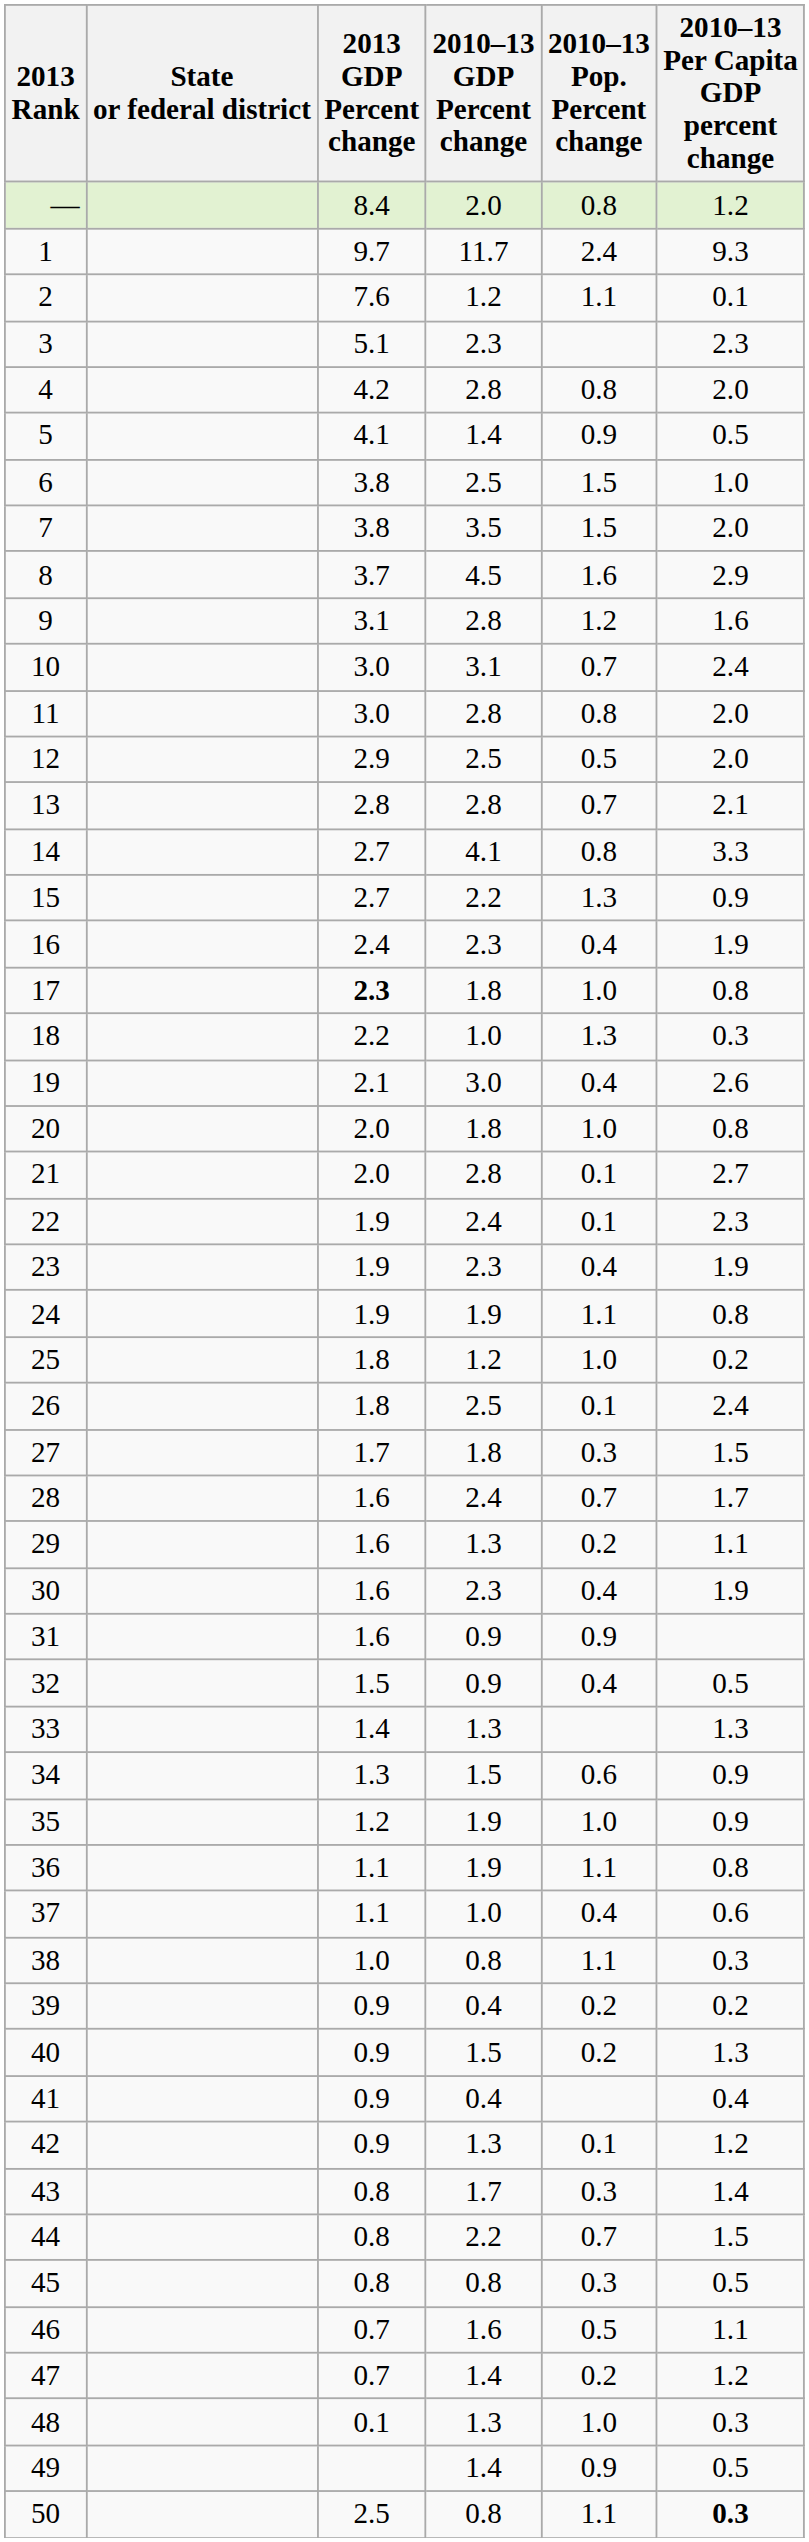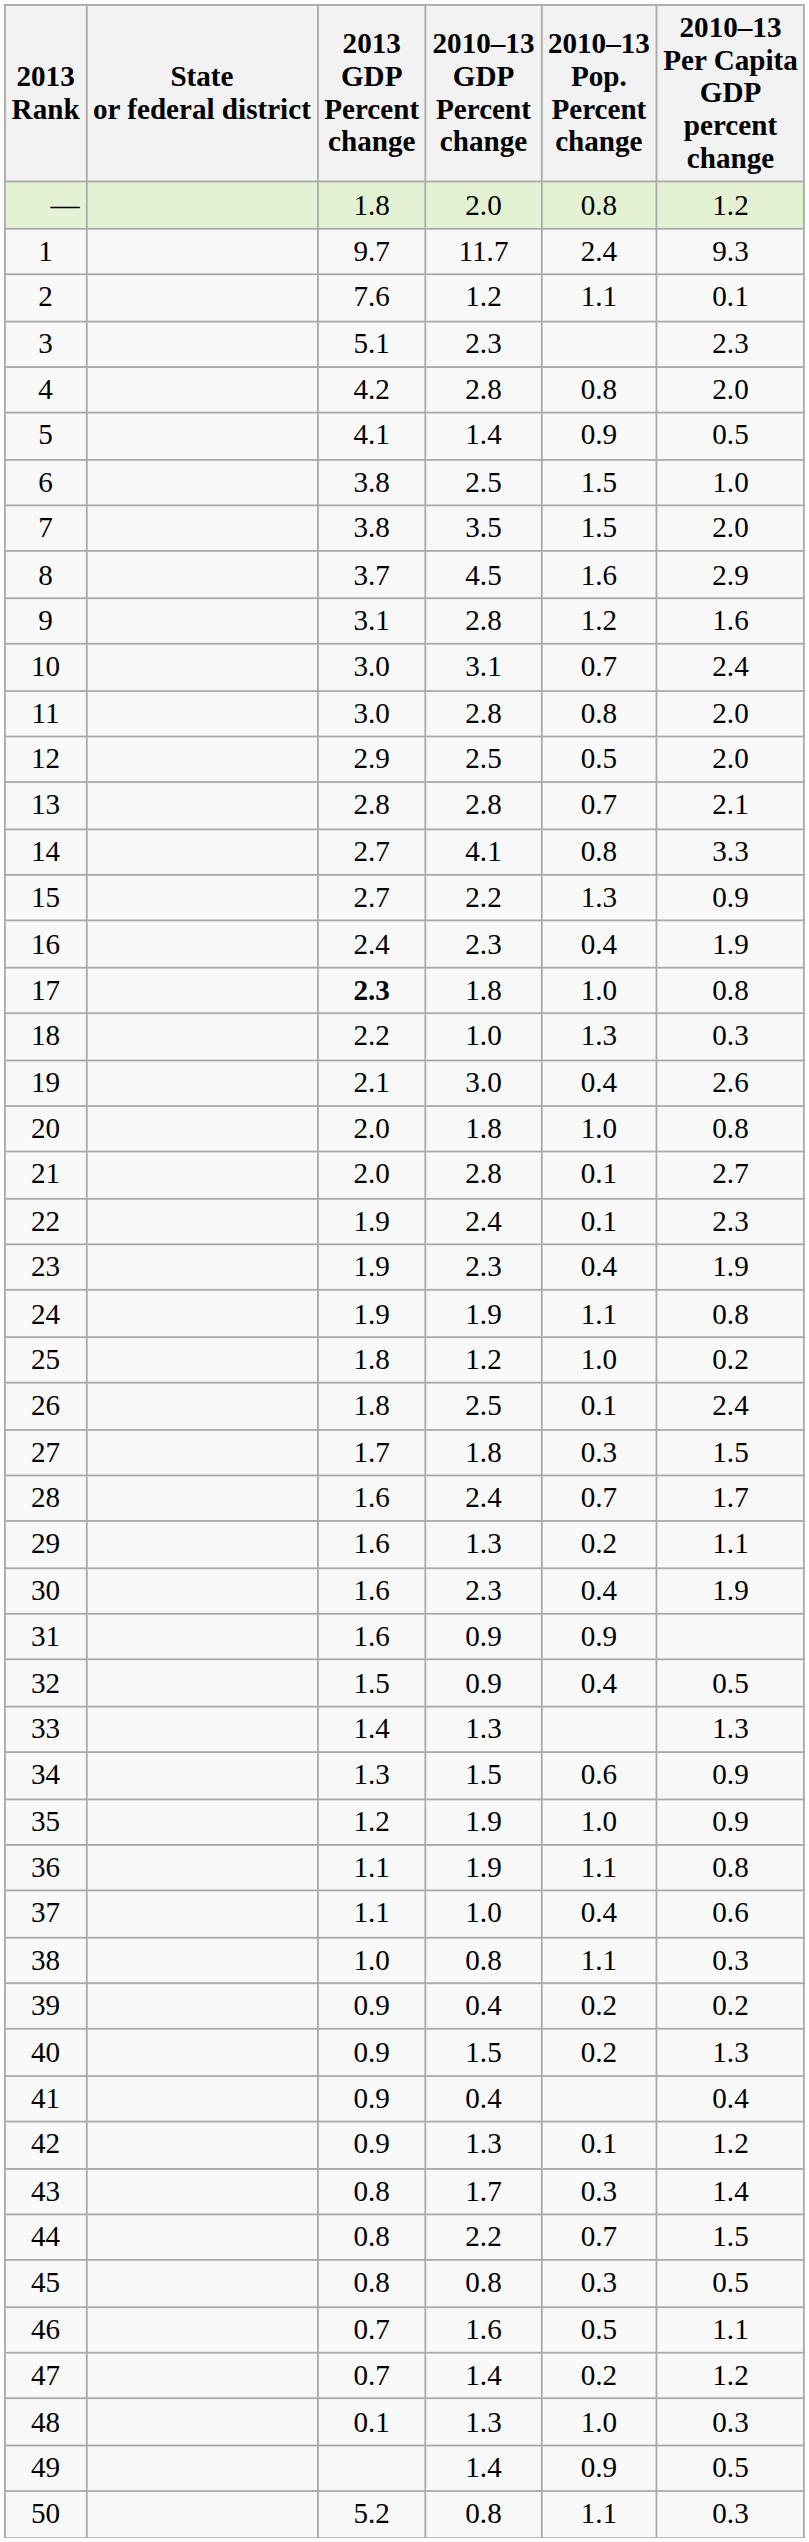(372, 204) 8.4 -> (372, 204) 1.8
(372, 2513) 2.5 -> (372, 2513) 5.2
(730, 2513) bold -> (730, 2513) normal
